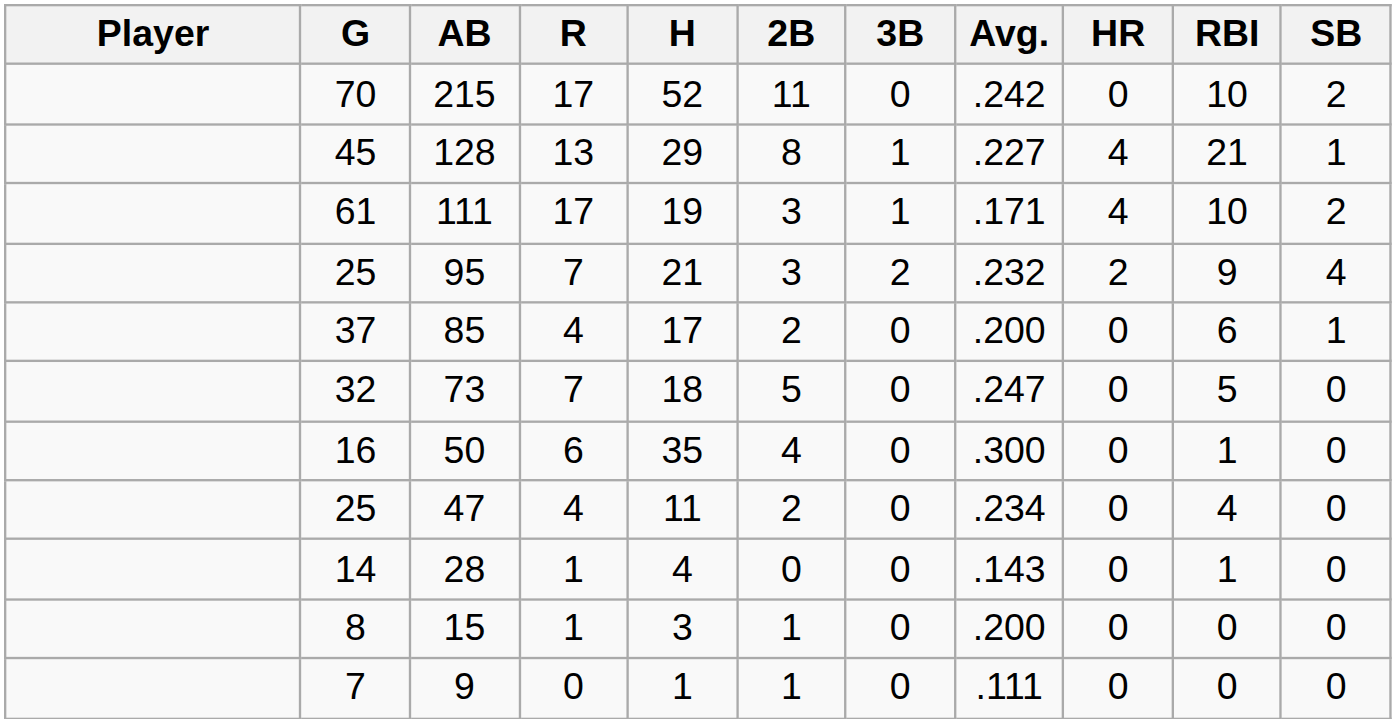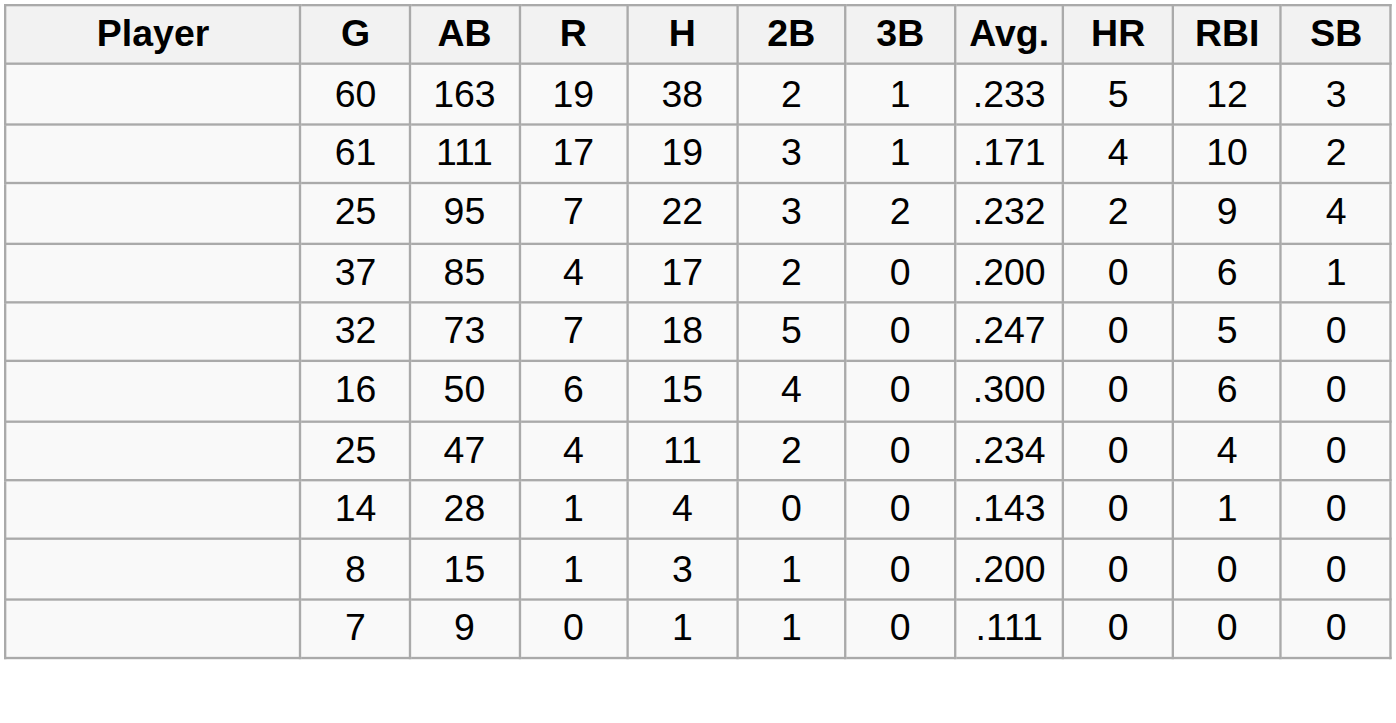- row: (464, 93)
+ row: (464, 93)
- row: (464, 152)
(682, 271) 21 -> (682, 212) 22
(682, 449) 35 -> (682, 390) 15
(1227, 449) 1 -> (1227, 390) 6
